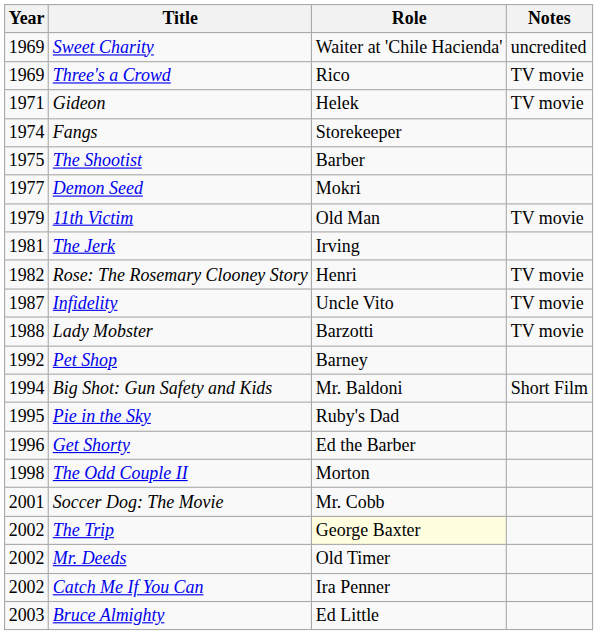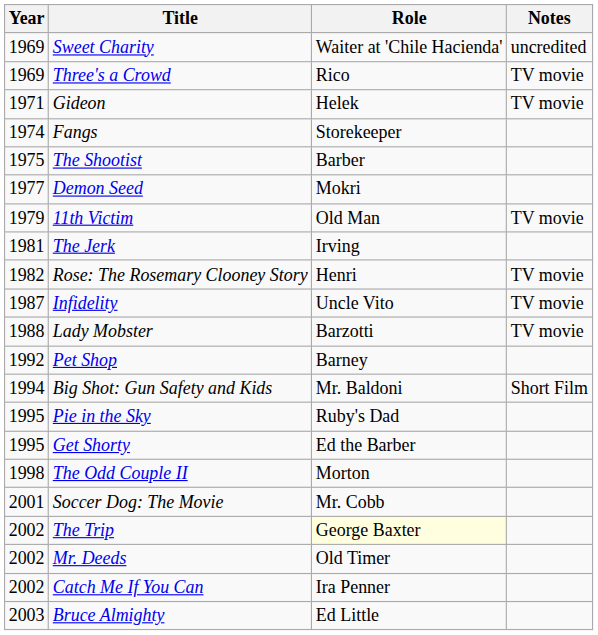(27, 445) 1996 -> (27, 445) 1995
